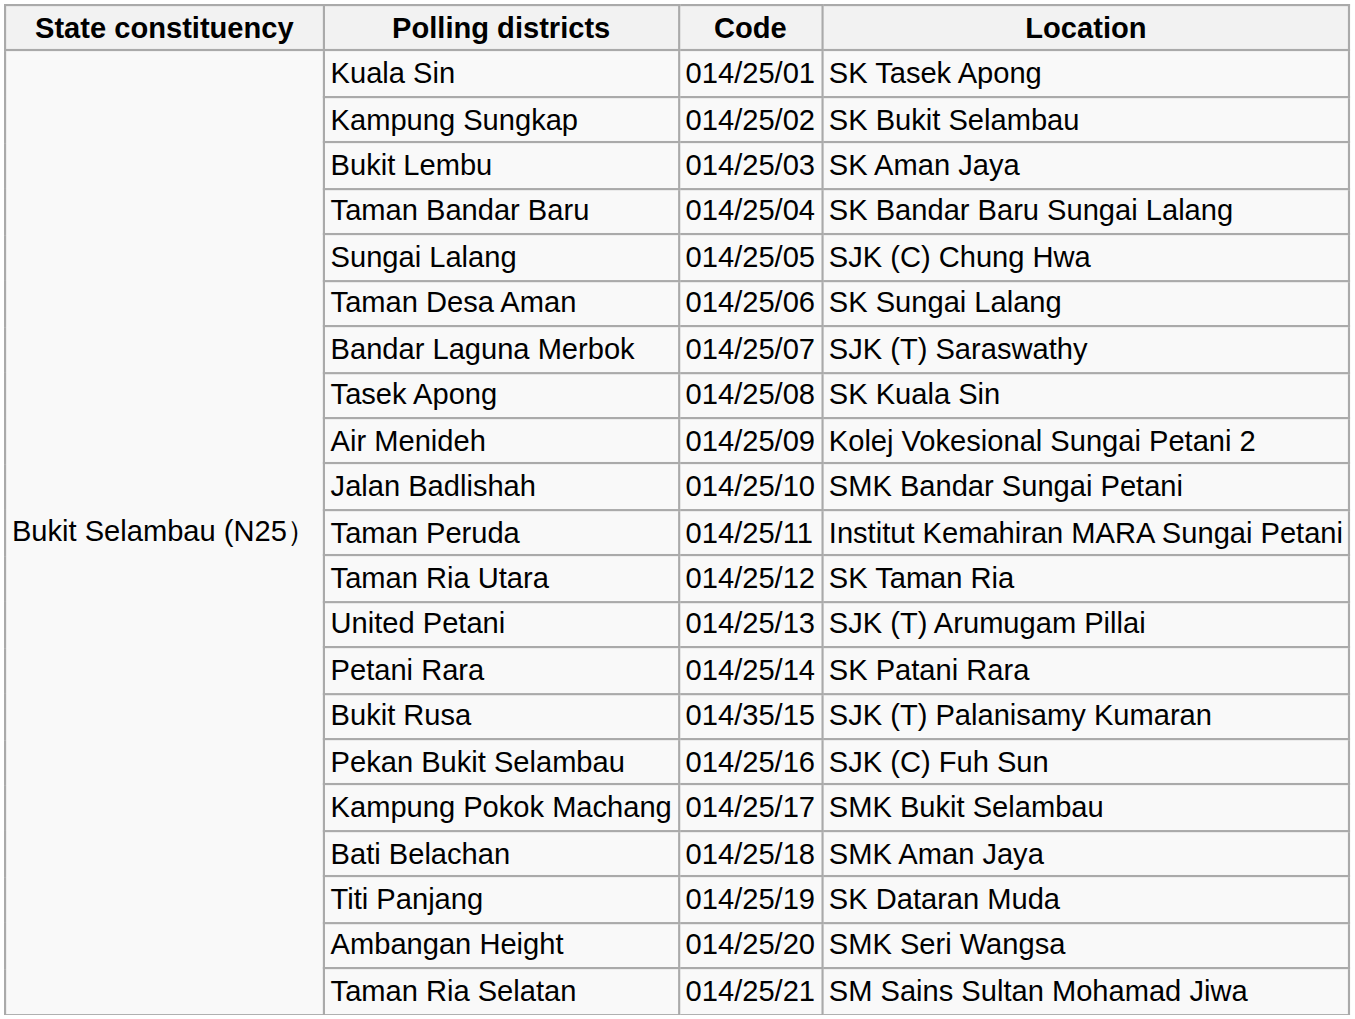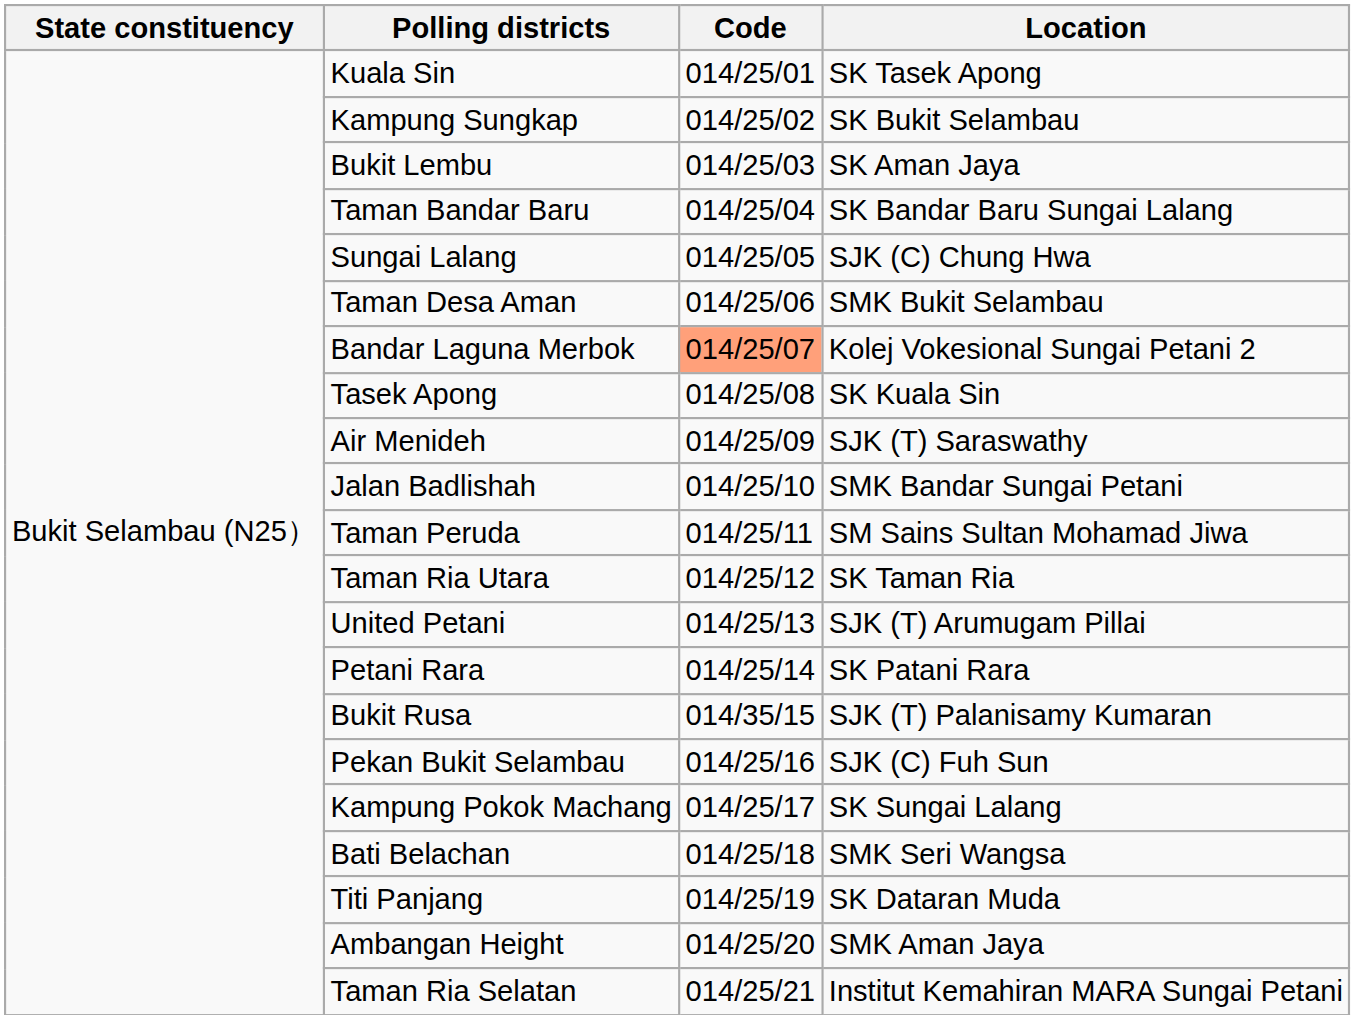(945, 303) SK Sungai Lalang -> (966, 303) SMK Bukit Selambau
(750, 349) no background -> (750, 349) lightsalmon background
(958, 349) SJK (T) Saraswathy -> (1042, 349) Kolej Vokesional Sungai Petani 2
(1042, 440) Kolej Vokesional Sungai Petani 2 -> (958, 440) SJK (T) Saraswathy
(1086, 532) Institut Kemahiran MARA Sungai Petani -> (1038, 532) SM Sains Sultan Mohamad Jiwa
(966, 807) SMK Bukit Selambau -> (945, 807) SK Sungai Lalang
(936, 853) SMK Aman Jaya -> (947, 853) SMK Seri Wangsa
(947, 945) SMK Seri Wangsa -> (936, 945) SMK Aman Jaya
(1038, 991) SM Sains Sultan Mohamad Jiwa -> (1086, 991) Institut Kemahiran MARA Sungai Petani
